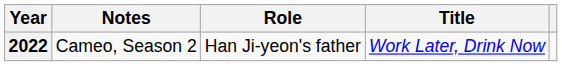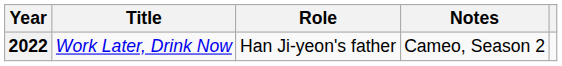columns swapped: (457, 18) <-> (126, 18)
